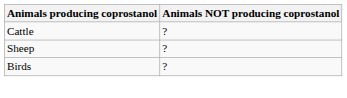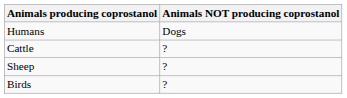+ row: (26, 31)
